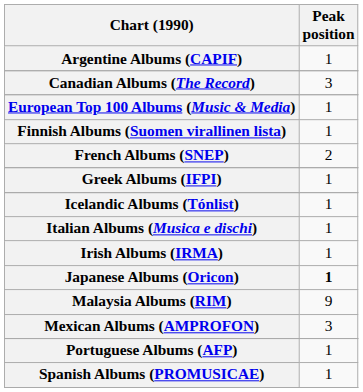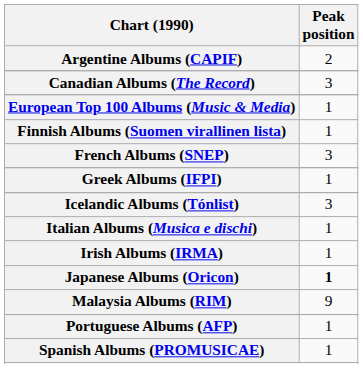(329, 58) 1 -> (329, 58) 2
(329, 155) 2 -> (329, 155) 3
(329, 204) 1 -> (329, 204) 3
- row: (152, 326)
